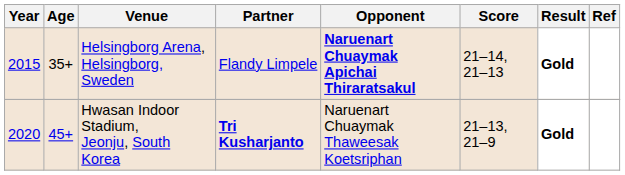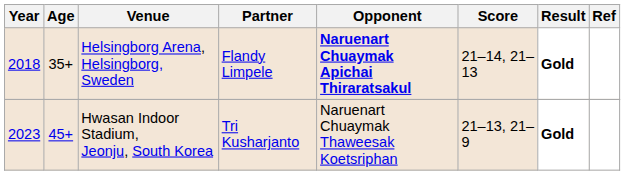(24, 64) 2015 -> (24, 64) 2018
(24, 135) 2020 -> (24, 135) 2023
(261, 135) bold -> (260, 135) normal
